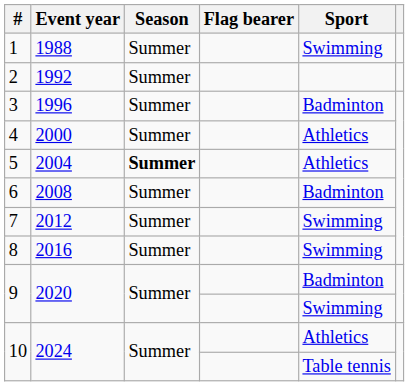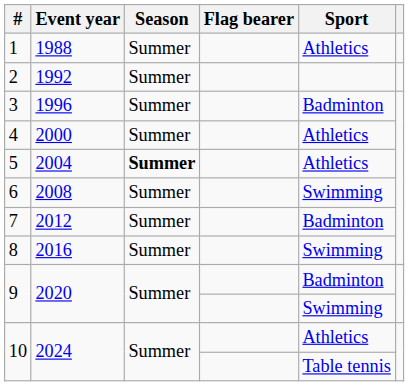(342, 47) Swimming -> (335, 47) Athletics
(343, 192) Badminton -> (342, 192) Swimming
(342, 221) Swimming -> (343, 221) Badminton
